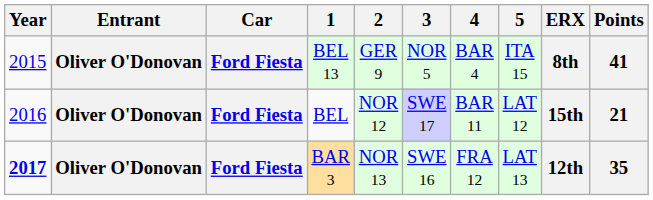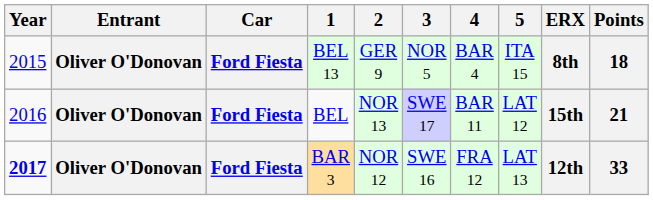(619, 62) 41 -> (619, 62) 18
(378, 115) NOR 12 -> (378, 115) NOR 13
(378, 168) NOR 13 -> (378, 168) NOR 12
(619, 168) 35 -> (619, 168) 33
